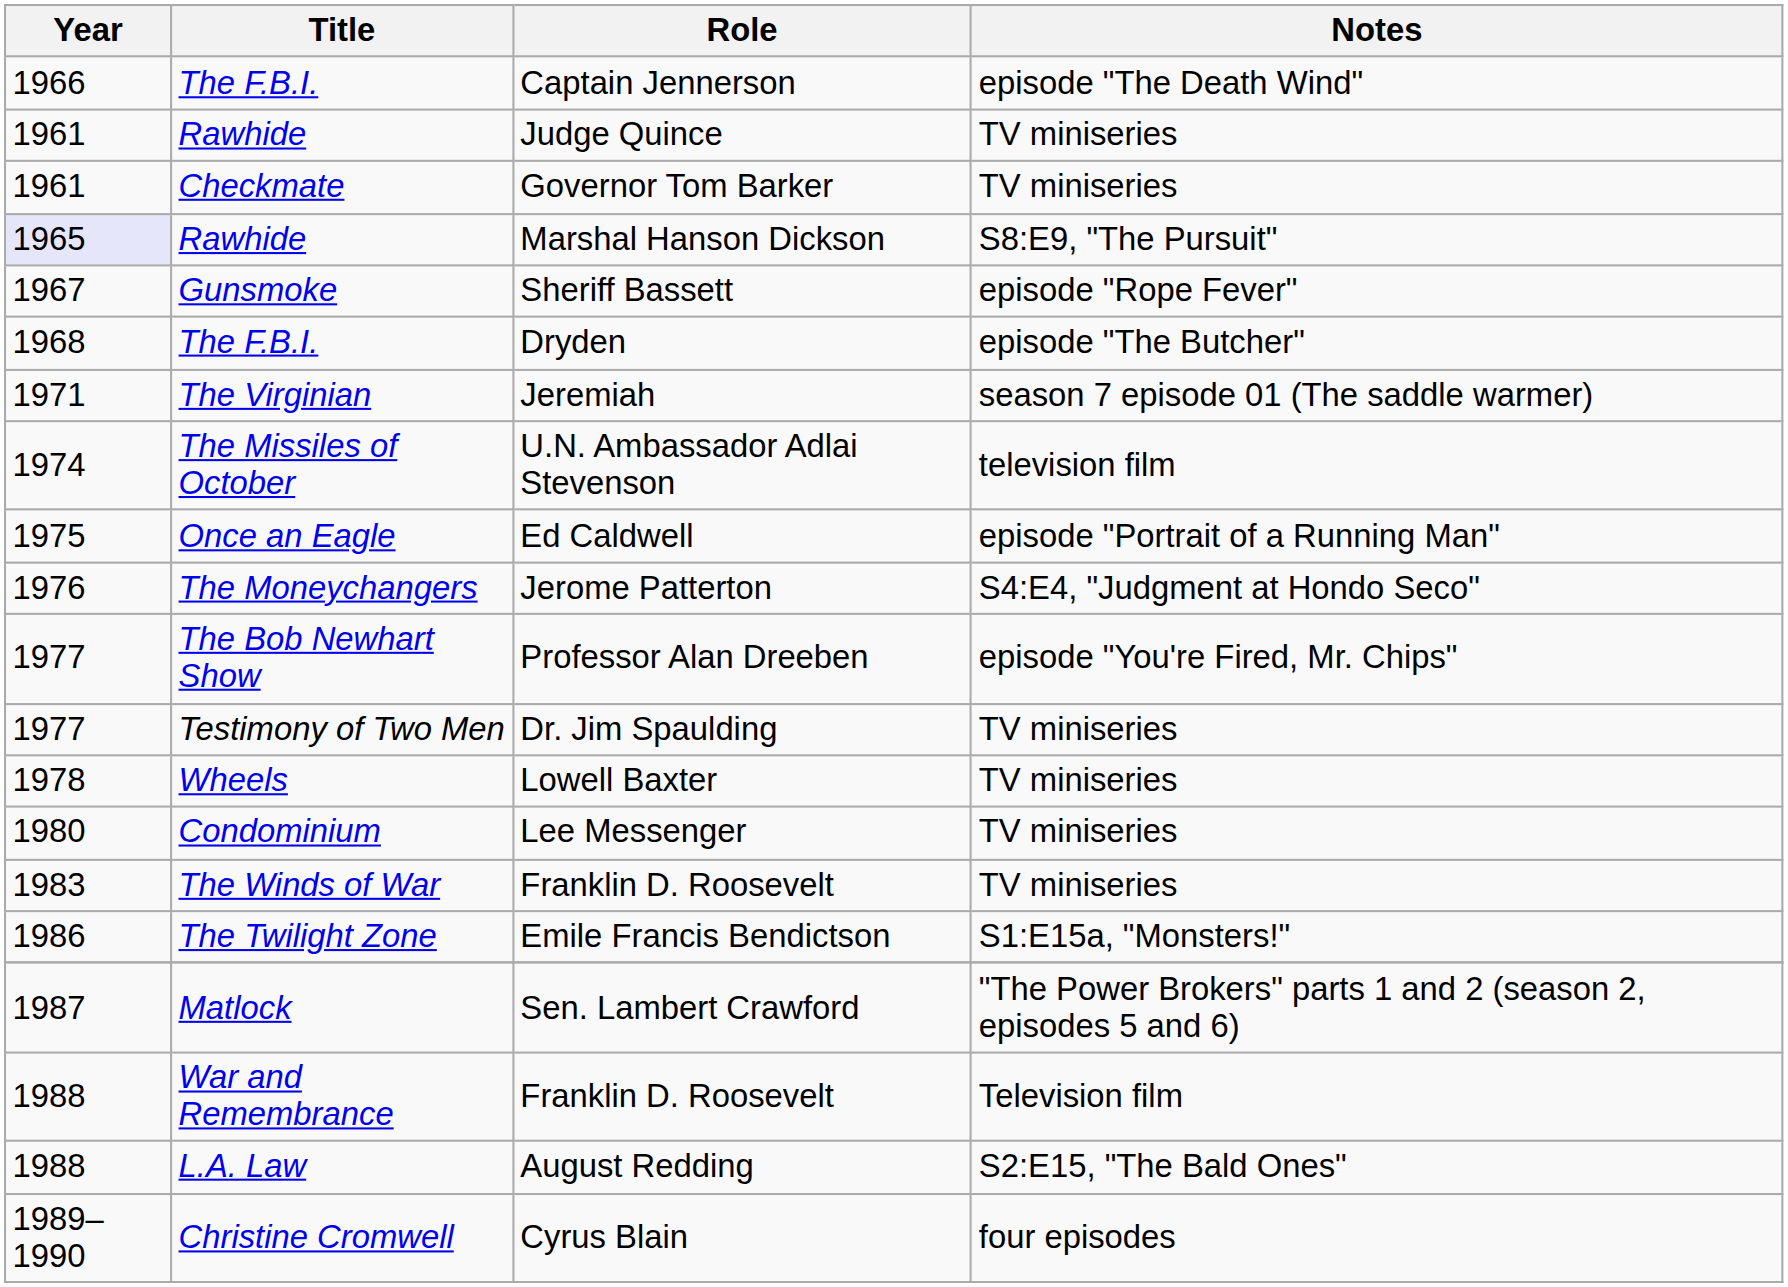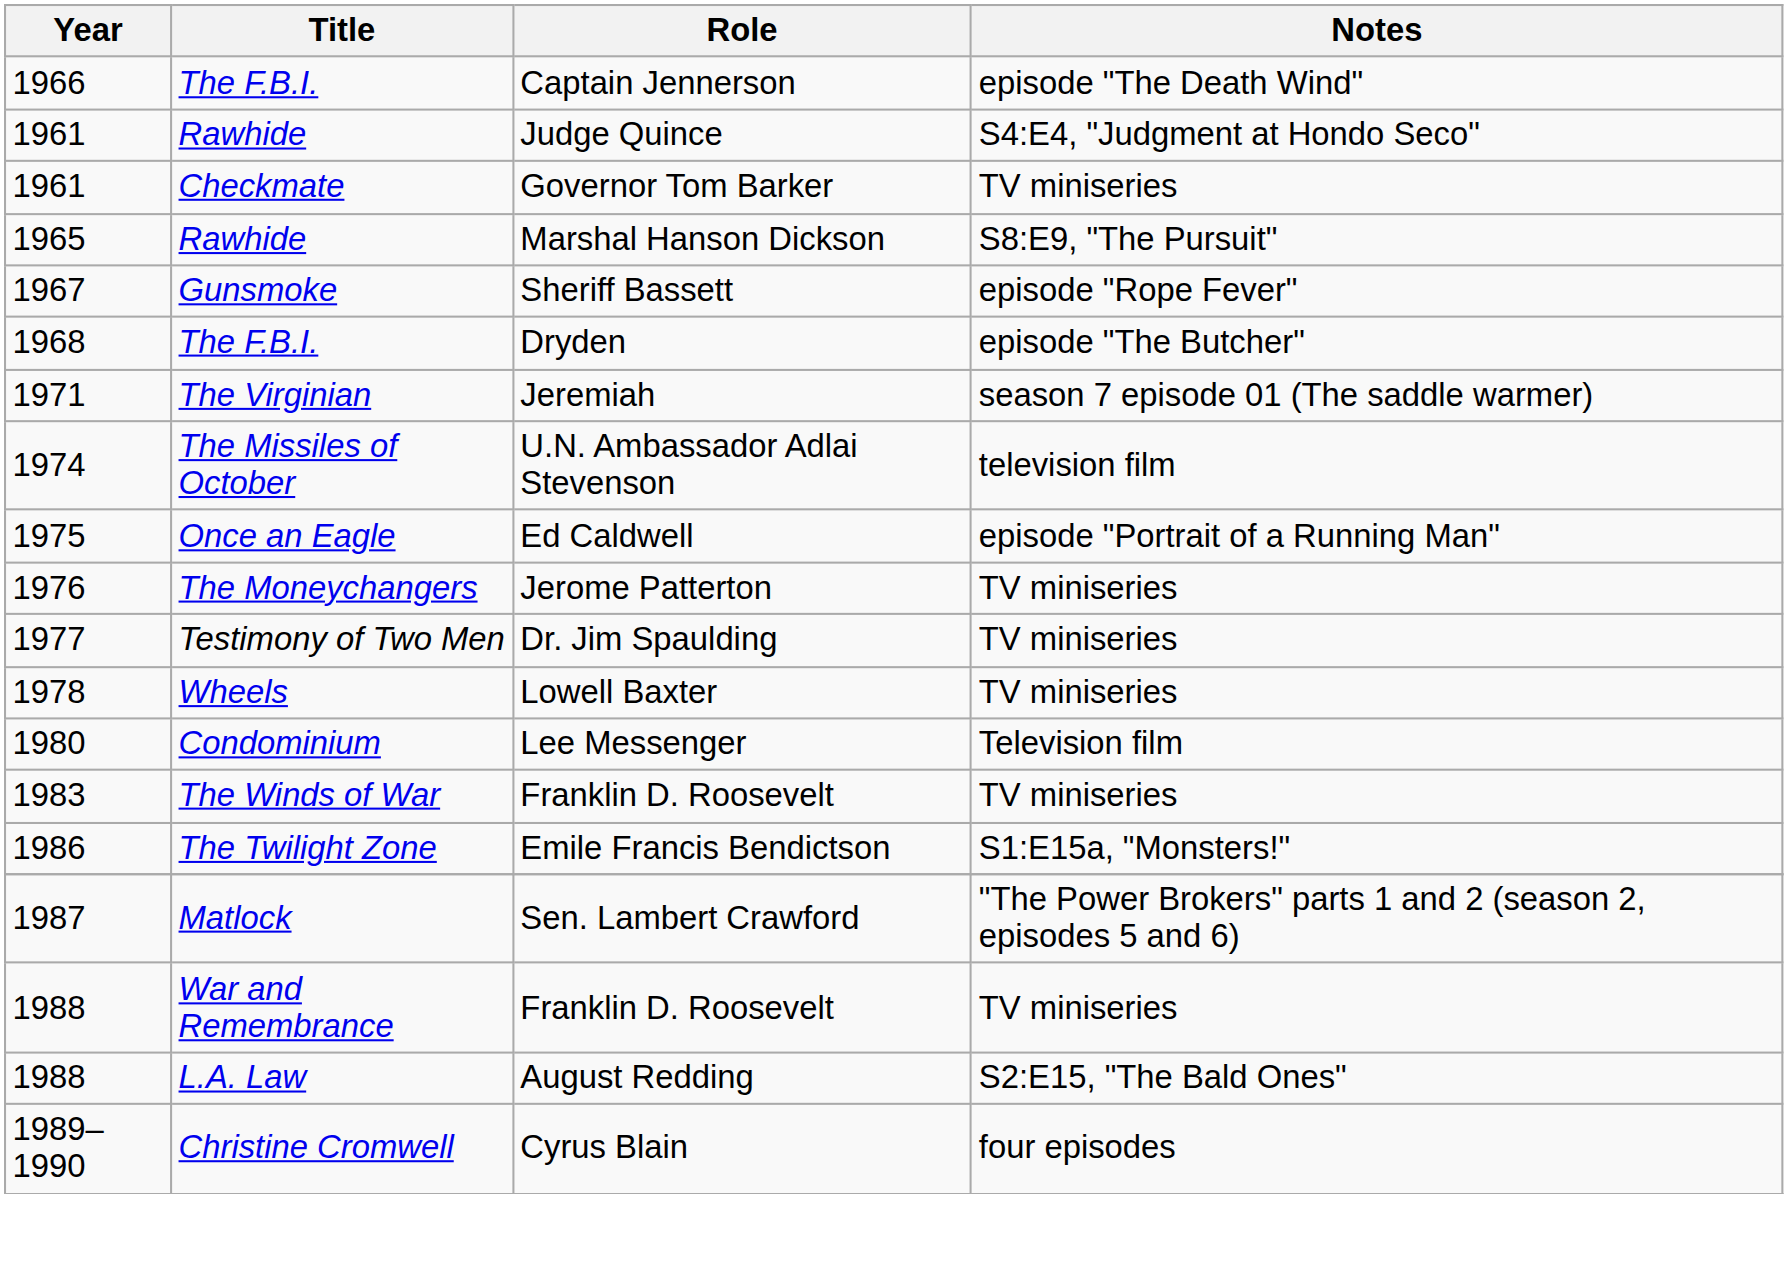(1078, 134) TV miniseries -> (1229, 134) S4:E4, "Judgment at Hondo Seco"
(49, 238) lavender background -> (49, 238) no background
(1229, 587) S4:E4, "Judgment at Hondo Seco" -> (1078, 587) TV miniseries
- row: (306, 658)
(1078, 832) TV miniseries -> (1081, 743) Television film
(1081, 1095) Television film -> (1078, 1007) TV miniseries
